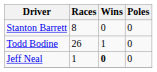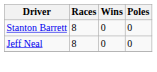- row: (32, 43)
(74, 59) 1 -> (74, 43) 8
(103, 59) bold -> (103, 43) normal
